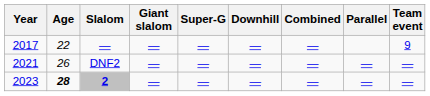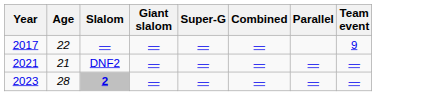- column: (255, 20)
(63, 63) 26 -> (63, 63) 21
(63, 81) bold -> (63, 81) normal
